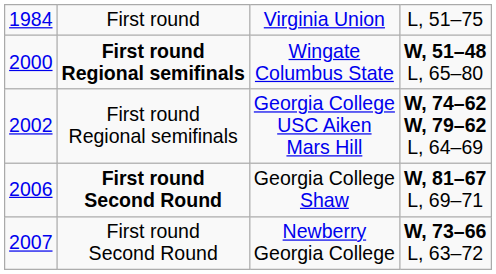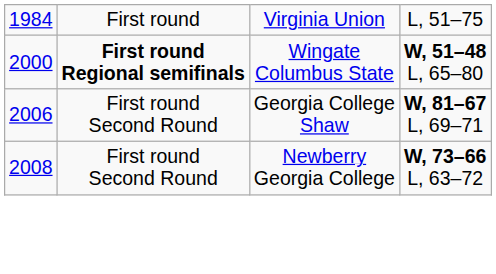- row: (324, 125)
(153, 189) bold -> (153, 114) normal
(31, 242) 2007 -> (31, 167) 2008
